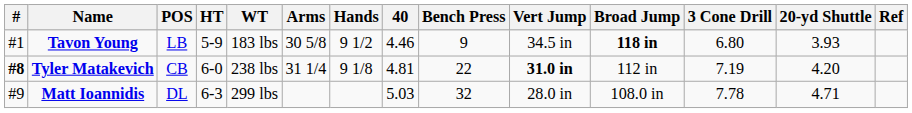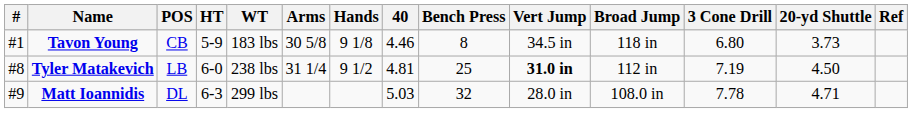(177, 42) LB -> (177, 42) CB
(356, 42) 9 1/2 -> (356, 42) 9 1/8
(464, 42) 9 -> (464, 42) 8
(637, 42) bold -> (637, 42) normal
(826, 42) 3.93 -> (826, 42) 3.73
(16, 68) bold -> (16, 68) normal
(177, 68) CB -> (177, 68) LB
(356, 68) 9 1/8 -> (356, 68) 9 1/2
(464, 68) 22 -> (464, 68) 25
(826, 68) 4.20 -> (826, 68) 4.50
